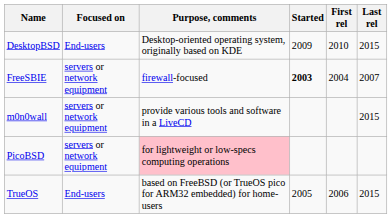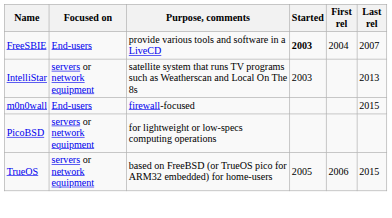- row: (33, 45)
(86, 78) servers or network equipment -> (72, 45) End-users
(175, 78) firewall-focused -> (207, 45) provide various tools and software in a LiveCD
+ row: (27, 78)
(86, 117) servers or network equipment -> (72, 105) End-users
(211, 117) provide various tools and software in a LiveCD -> (162, 105) firewall-focused
(199, 155) pink background -> (186, 133) no background
(85, 194) End-users -> (73, 171) servers or network equipment
